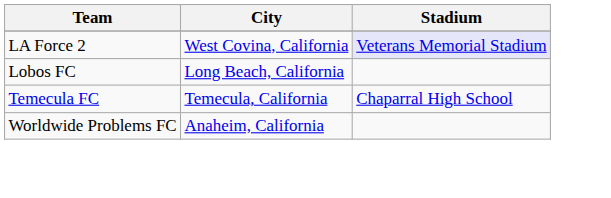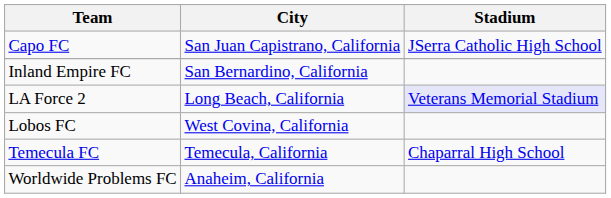+ row: (39, 44)
+ row: (70, 71)
(266, 44) West Covina, California -> (264, 98) Long Beach, California
(264, 71) Long Beach, California -> (266, 125) West Covina, California
